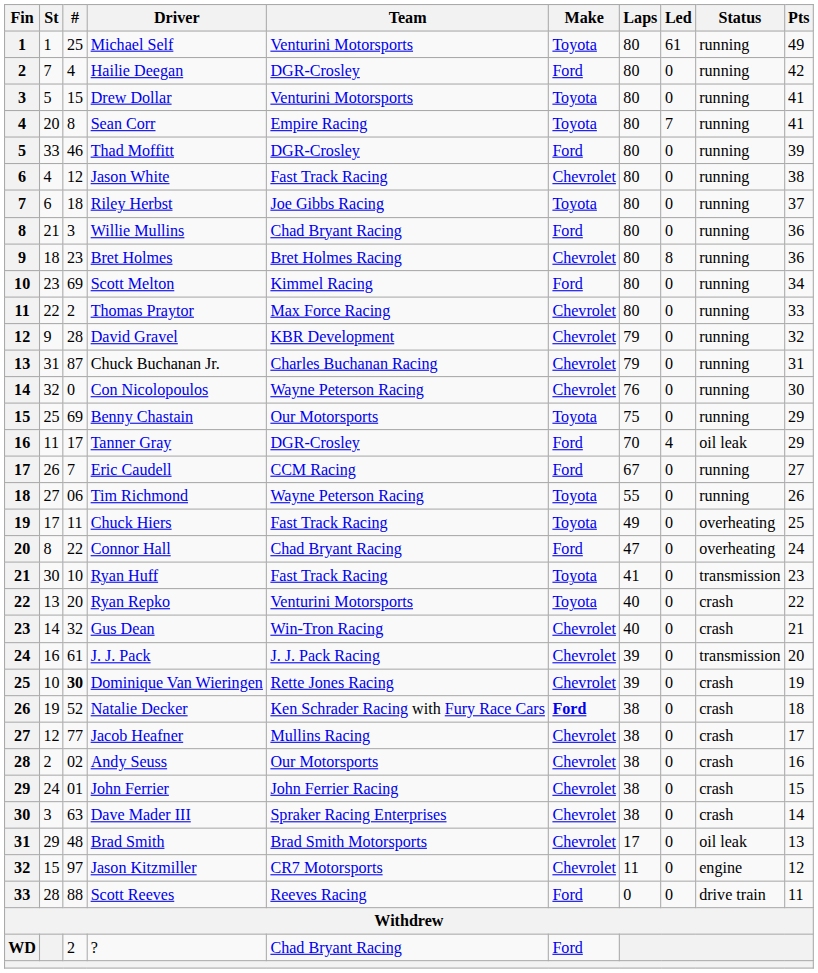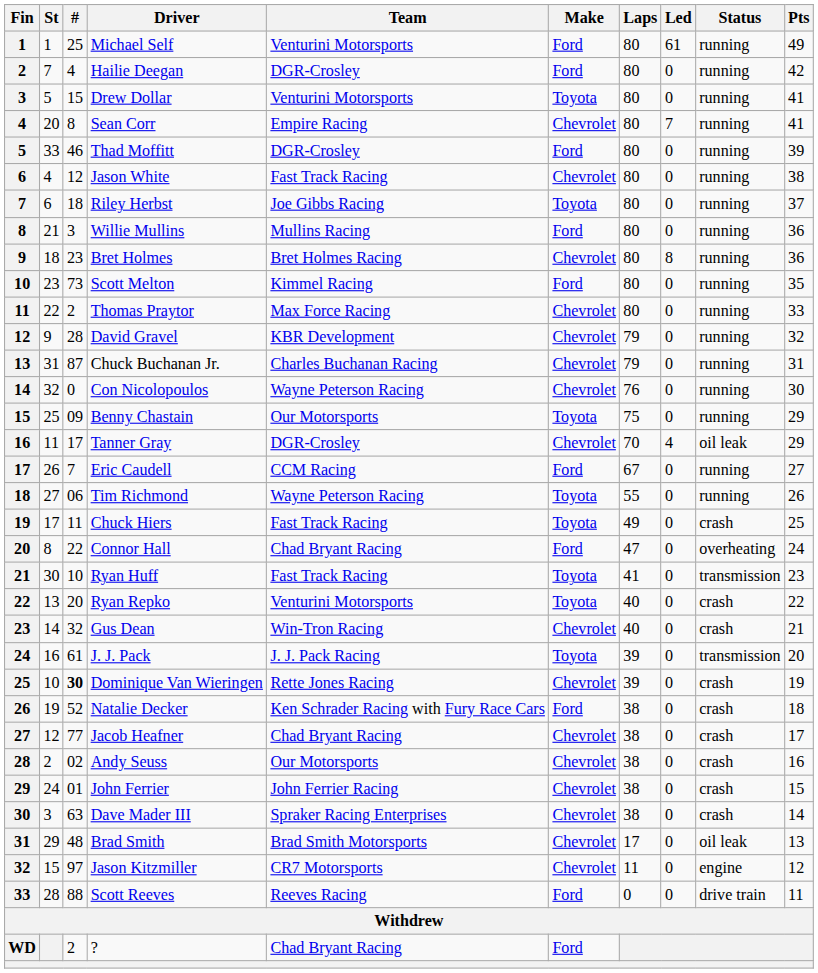(575, 44) Toyota -> (568, 44) Ford
(575, 124) Toyota -> (584, 124) Chevrolet
(336, 230) Chad Bryant Racing -> (320, 230) Mullins Racing
(75, 283) 69 -> (75, 283) 73
(796, 283) 34 -> (796, 283) 35
(75, 416) 69 -> (75, 416) 09
(568, 443) Ford -> (584, 443) Chevrolet
(737, 522) overheating -> (716, 522) crash
(584, 655) Chevrolet -> (575, 655) Toyota
(569, 708) bold -> (568, 708) normal
(320, 735) Mullins Racing -> (336, 735) Chad Bryant Racing
